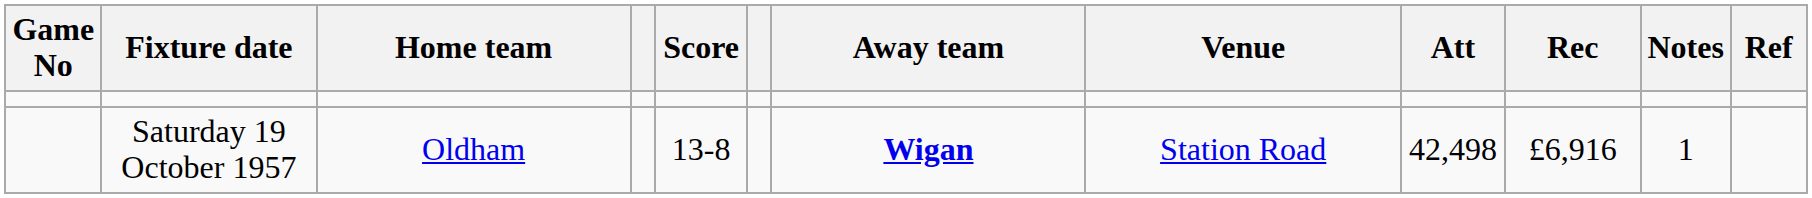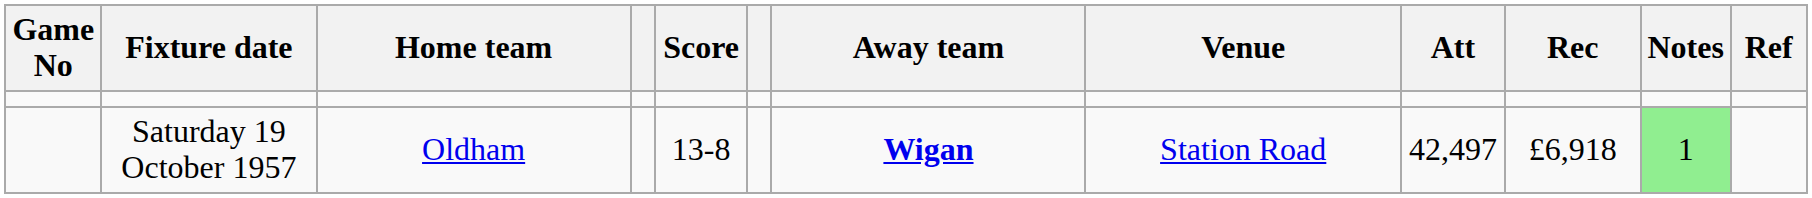(1453, 149) 42,498 -> (1453, 149) 42,497
(1573, 149) £6,916 -> (1573, 149) £6,918
(1686, 149) no background -> (1686, 149) lightgreen background
